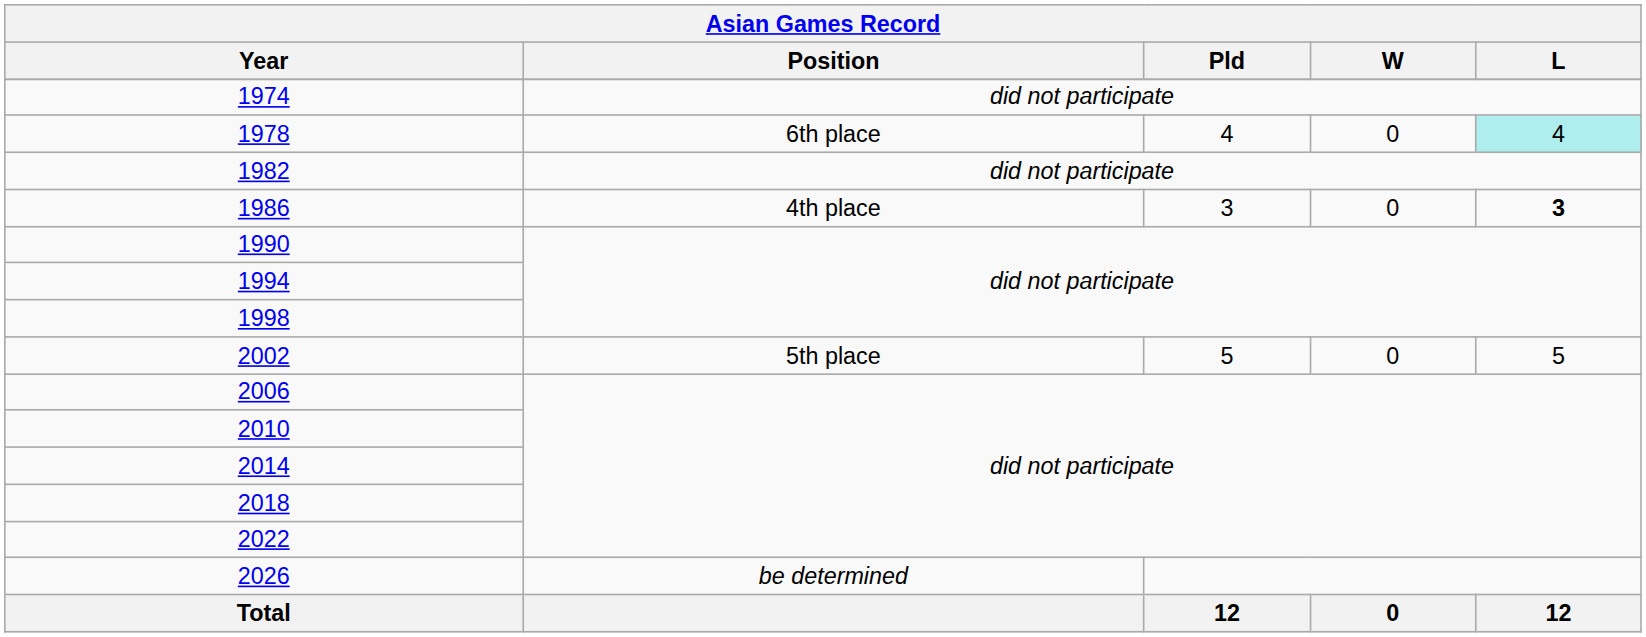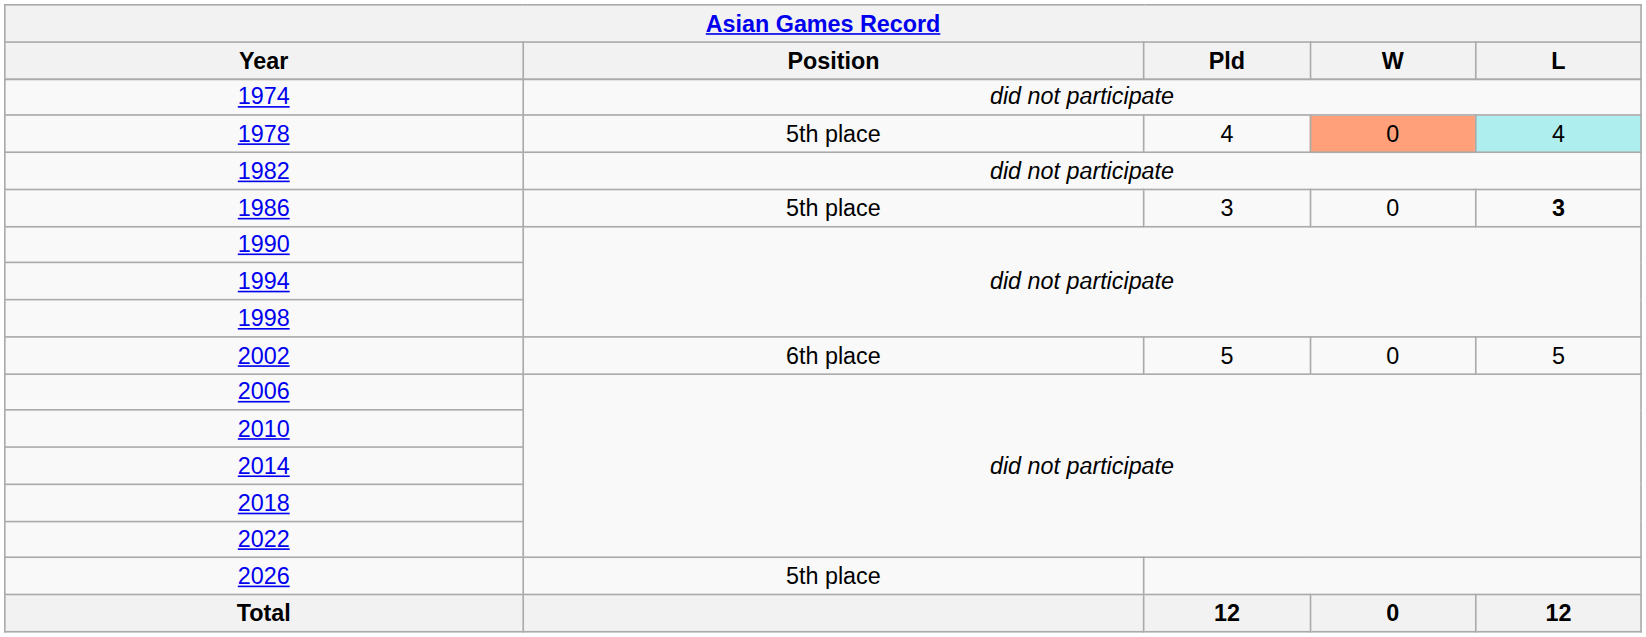(833, 134) 6th place -> (833, 134) 5th place
(1393, 134) no background -> (1393, 134) lightsalmon background
(833, 208) 4th place -> (833, 208) 5th place
(833, 355) 5th place -> (833, 355) 6th place
(833, 576) be determined -> (833, 576) 5th place
